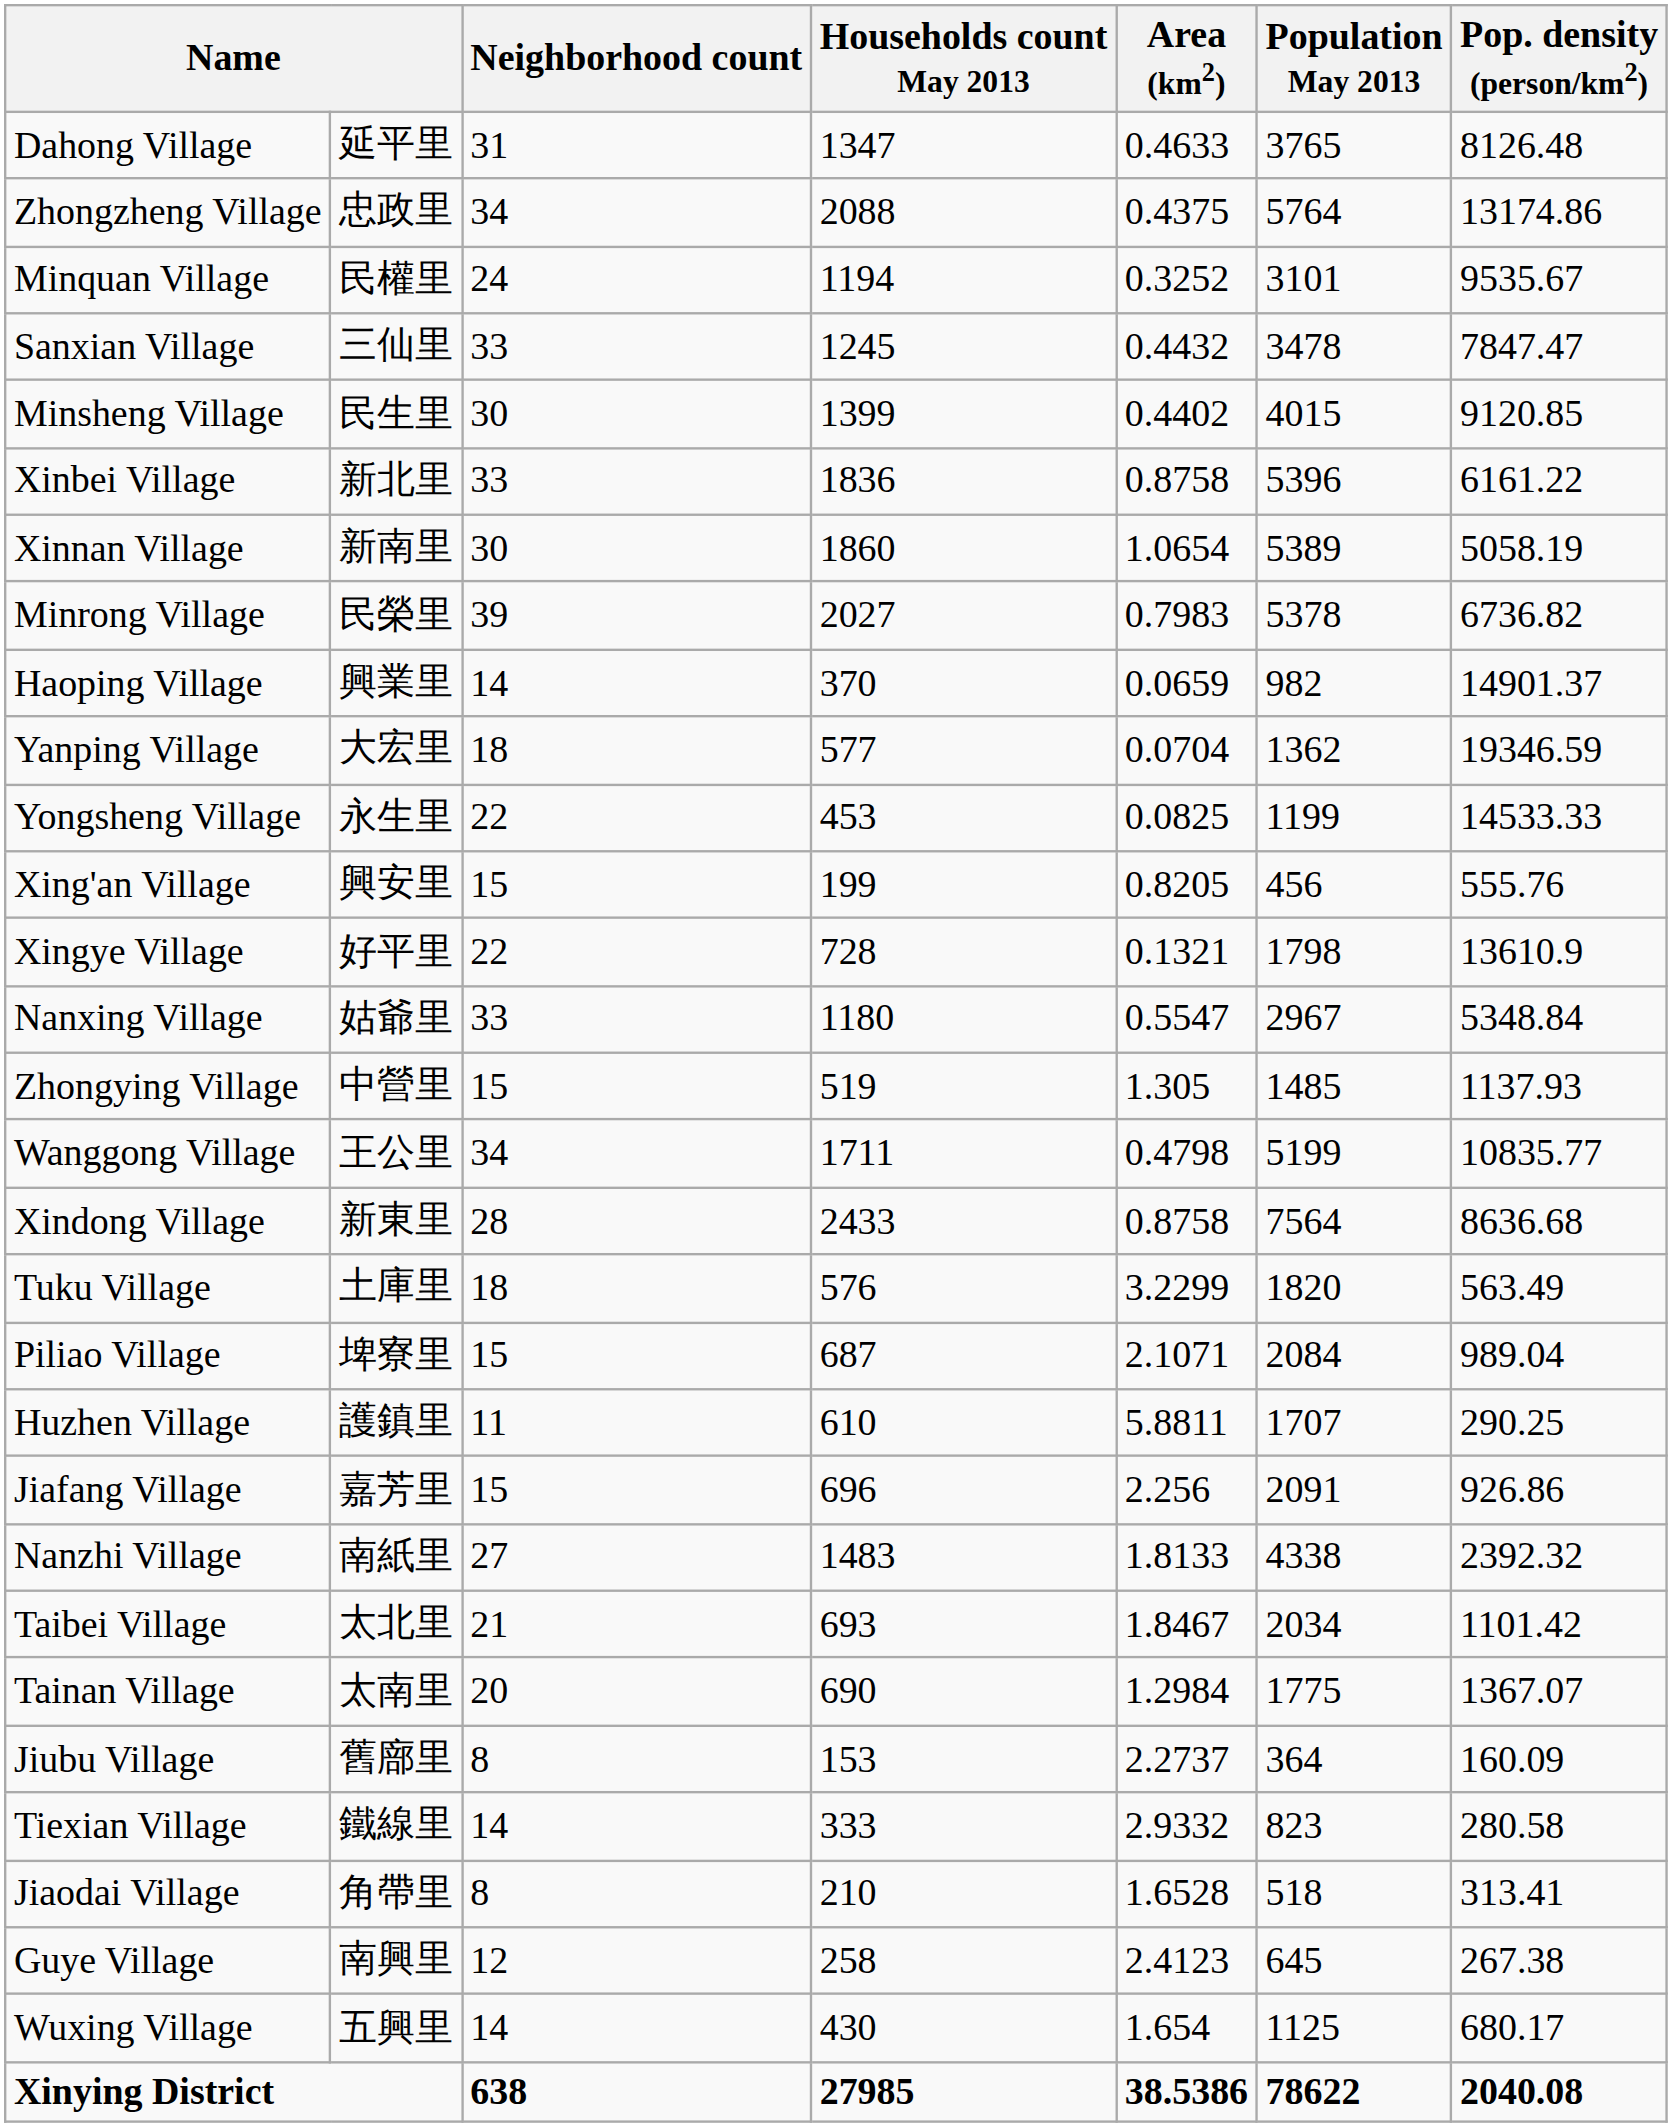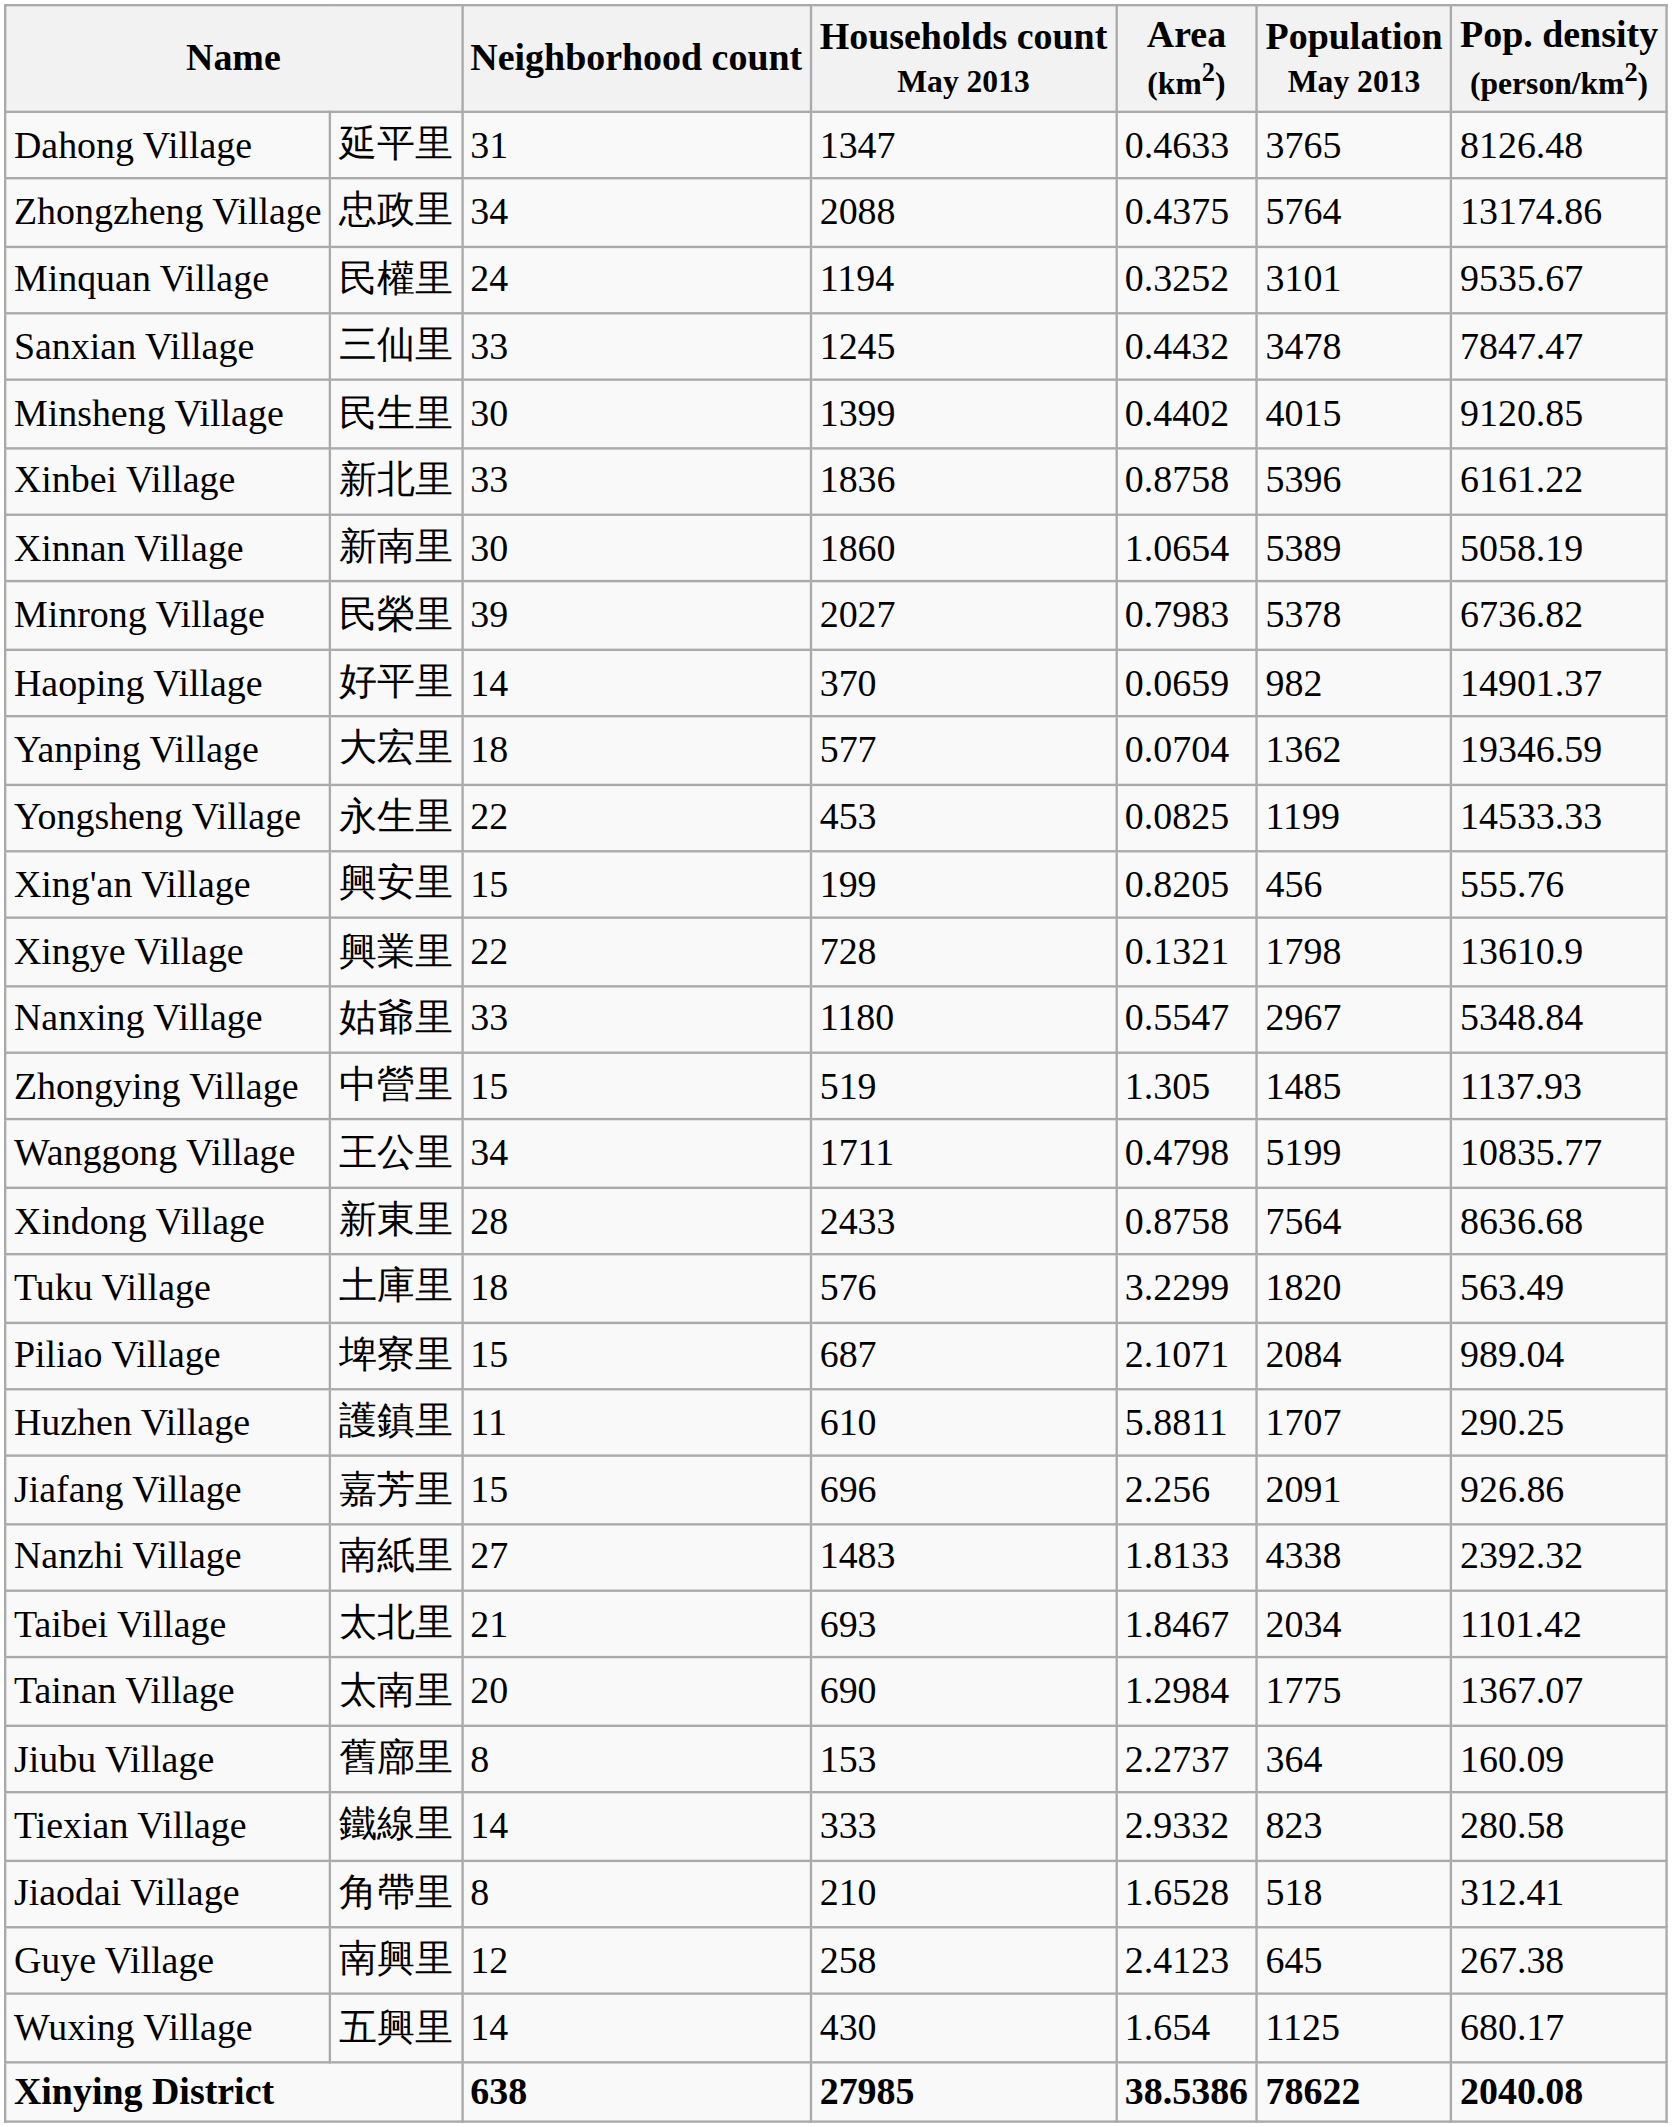(396, 681) 興業里 -> (396, 681) 好平里
(396, 950) 好平里 -> (396, 950) 興業里
(1512, 1892) 313.41 -> (1512, 1892) 312.41
